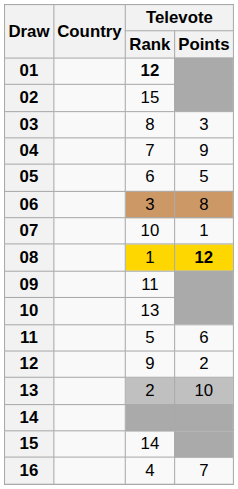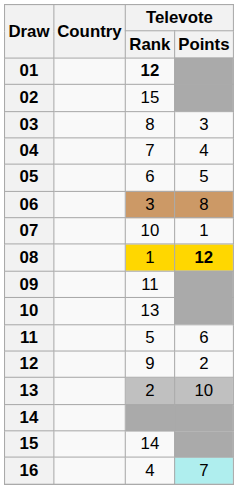(204, 151) 9 -> (204, 151) 4
(204, 470) no background -> (204, 470) paleturquoise background
